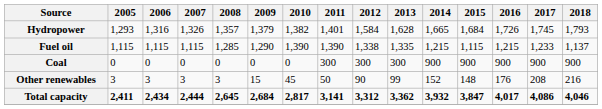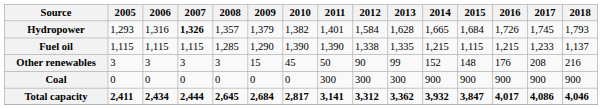(192, 29) normal -> (192, 29) bold
rows swapped: (56, 63) <-> (56, 79)
